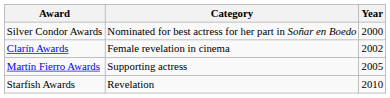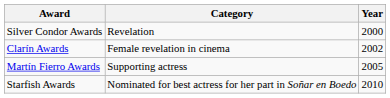(232, 31) Nominated for best actress for her part in Soñar en Boedo -> (131, 31) Revelation
(131, 84) Revelation -> (232, 84) Nominated for best actress for her part in Soñar en Boedo
